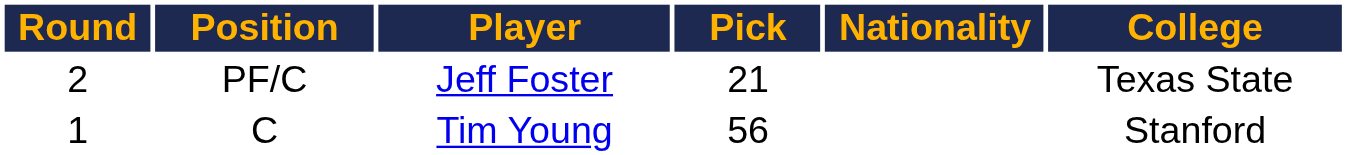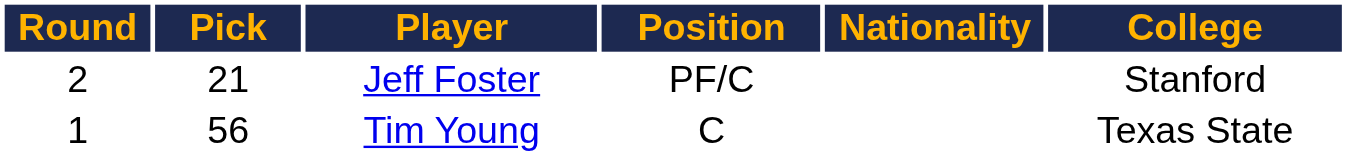columns swapped: (748, 27) <-> (265, 27)
(1195, 79) Texas State -> (1195, 79) Stanford
(1195, 130) Stanford -> (1195, 130) Texas State
